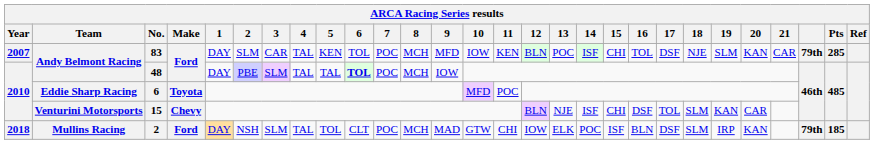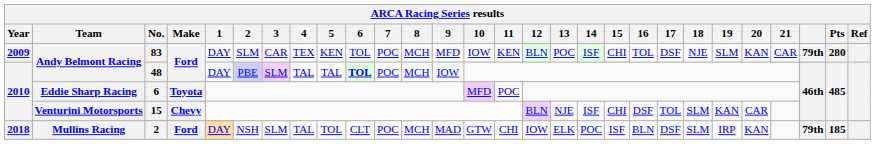(18, 52) 2007 -> (18, 52) 2009
(303, 52) TAL -> (304, 52) TEX
(836, 52) 285 -> (837, 52) 280
